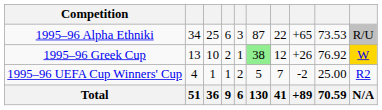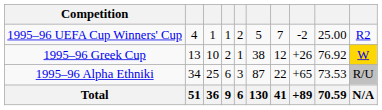rows swapped: (95, 34) <-> (95, 74)
(259, 54) lightgreen background -> (259, 54) no background
